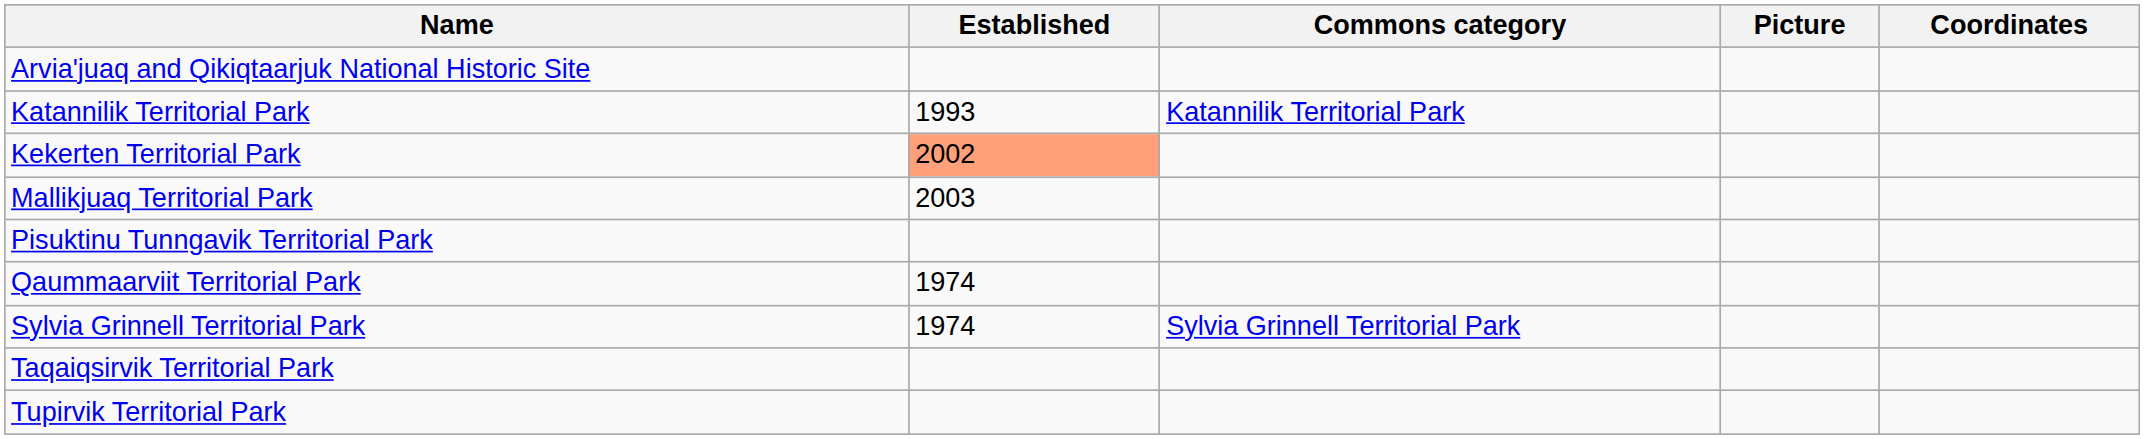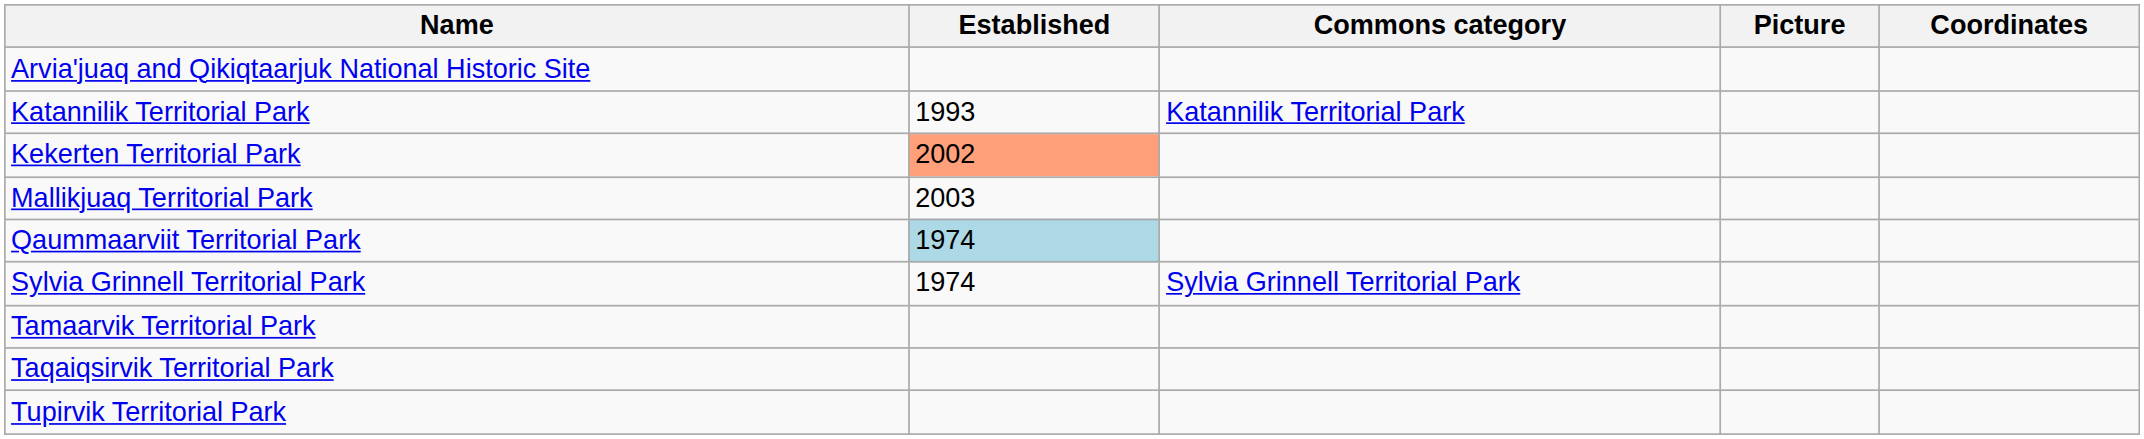- row: (222, 240)
(945, 283) no background -> (945, 240) lightblue background
+ row: (163, 326)
